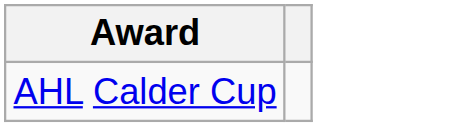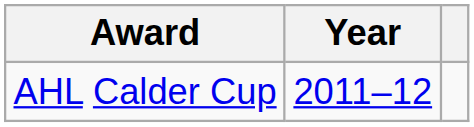+ column: (363, 33)
